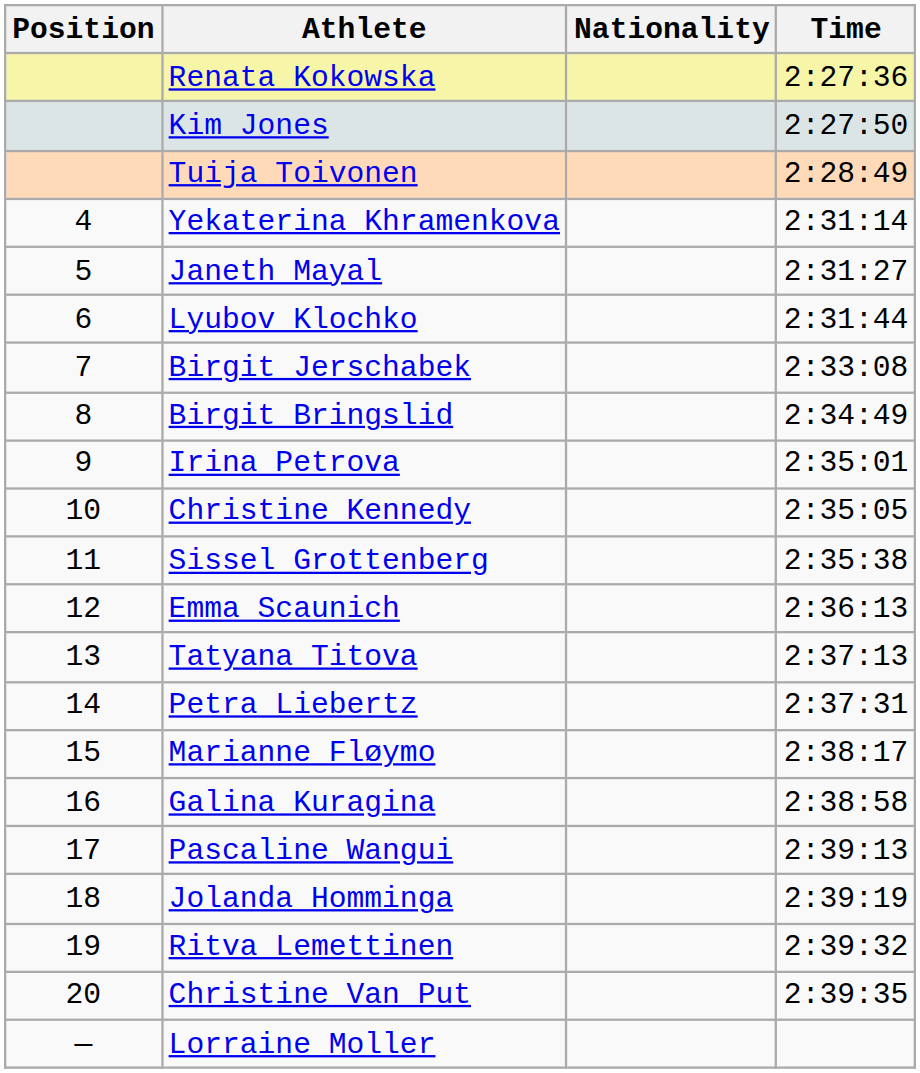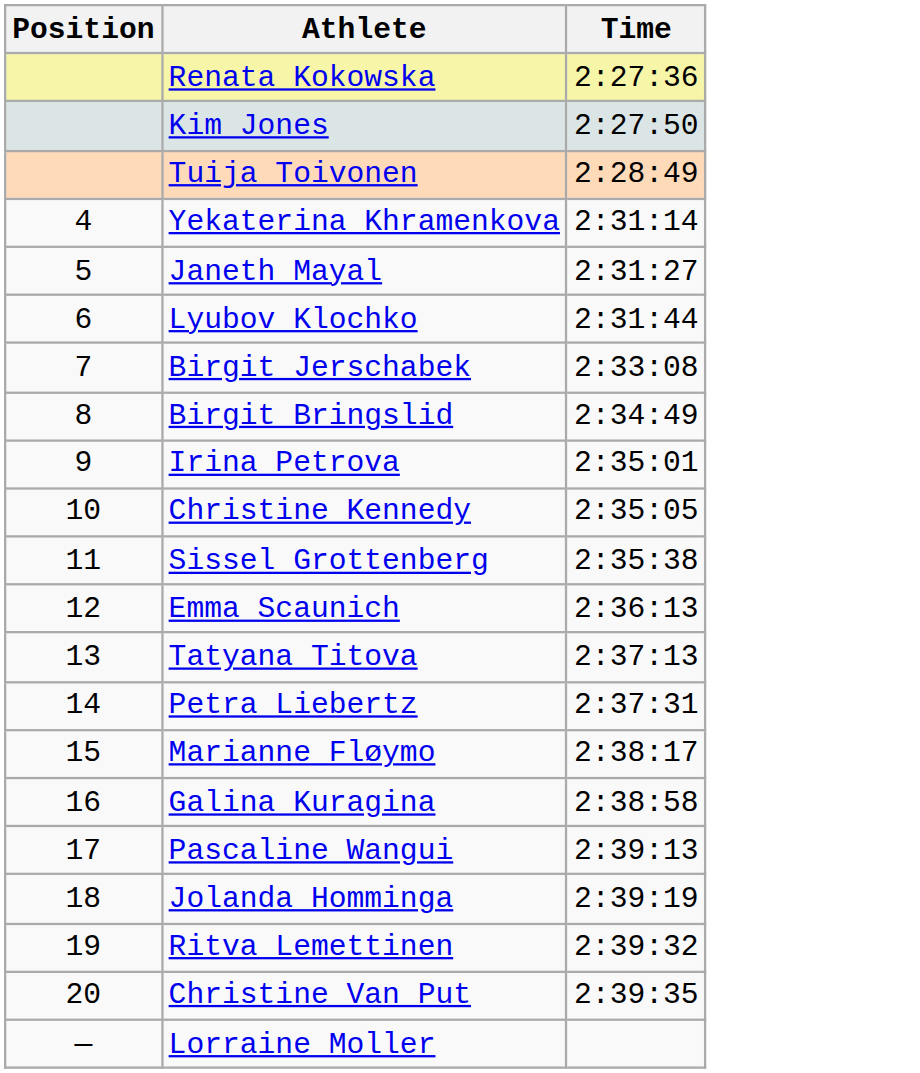- column: (672, 29)
